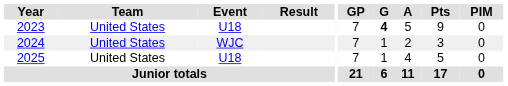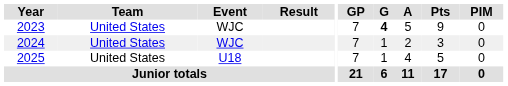(230, 27) U18 -> (230, 27) WJC
